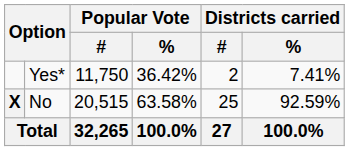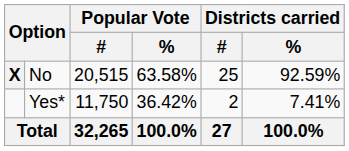rows swapped: (40, 103) <-> (47, 74)
